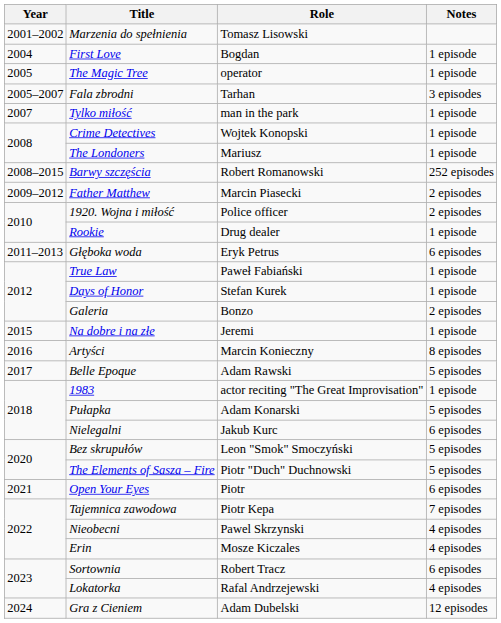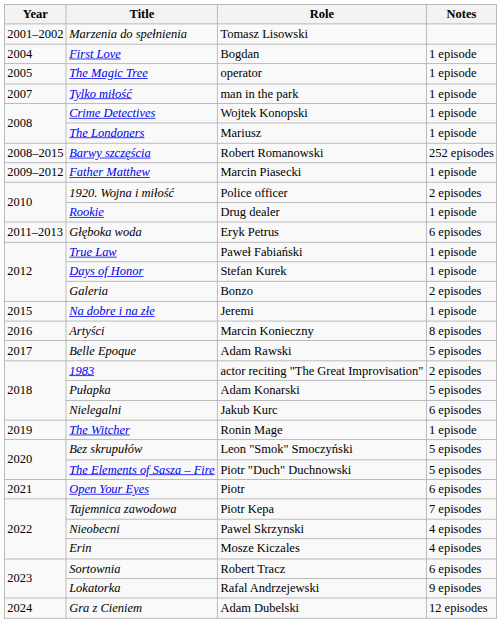- row: (101, 93)
(455, 192) 2 episodes -> (453, 172) 1 episode
(453, 390) 1 episode -> (455, 370) 2 episodes
+ row: (100, 430)
(455, 588) 4 episodes -> (455, 588) 9 episodes
